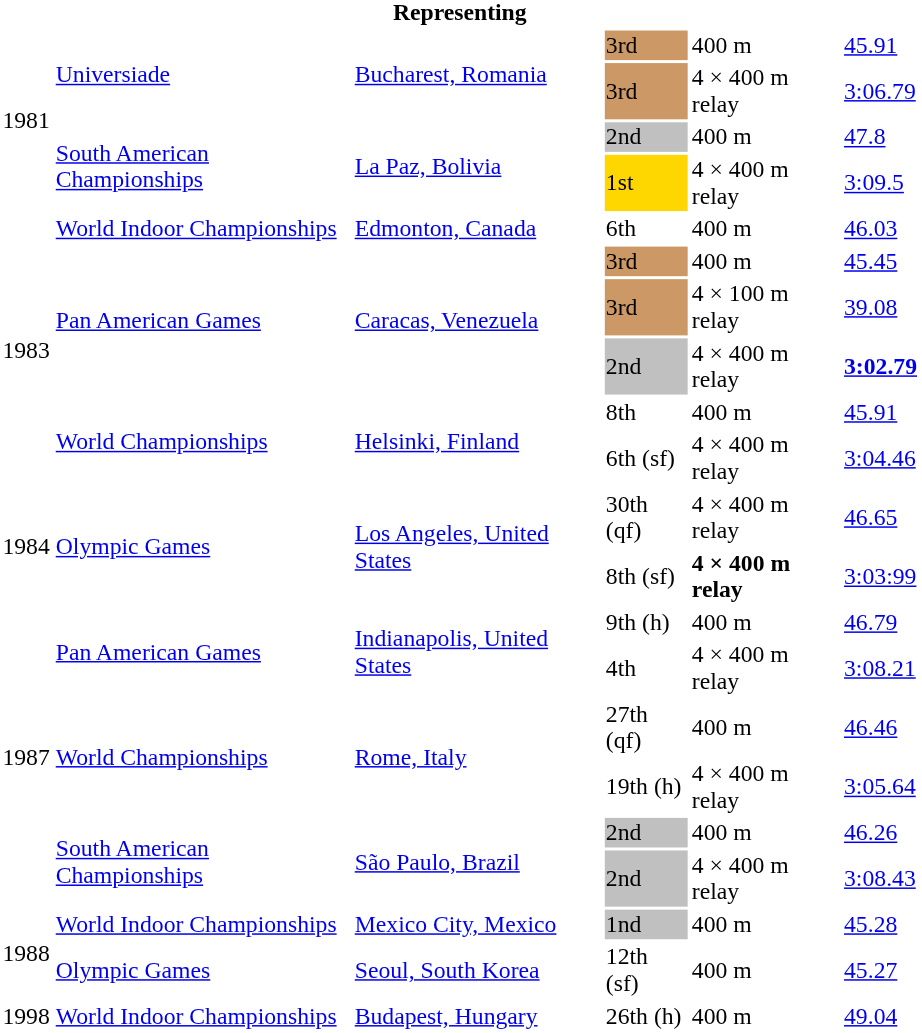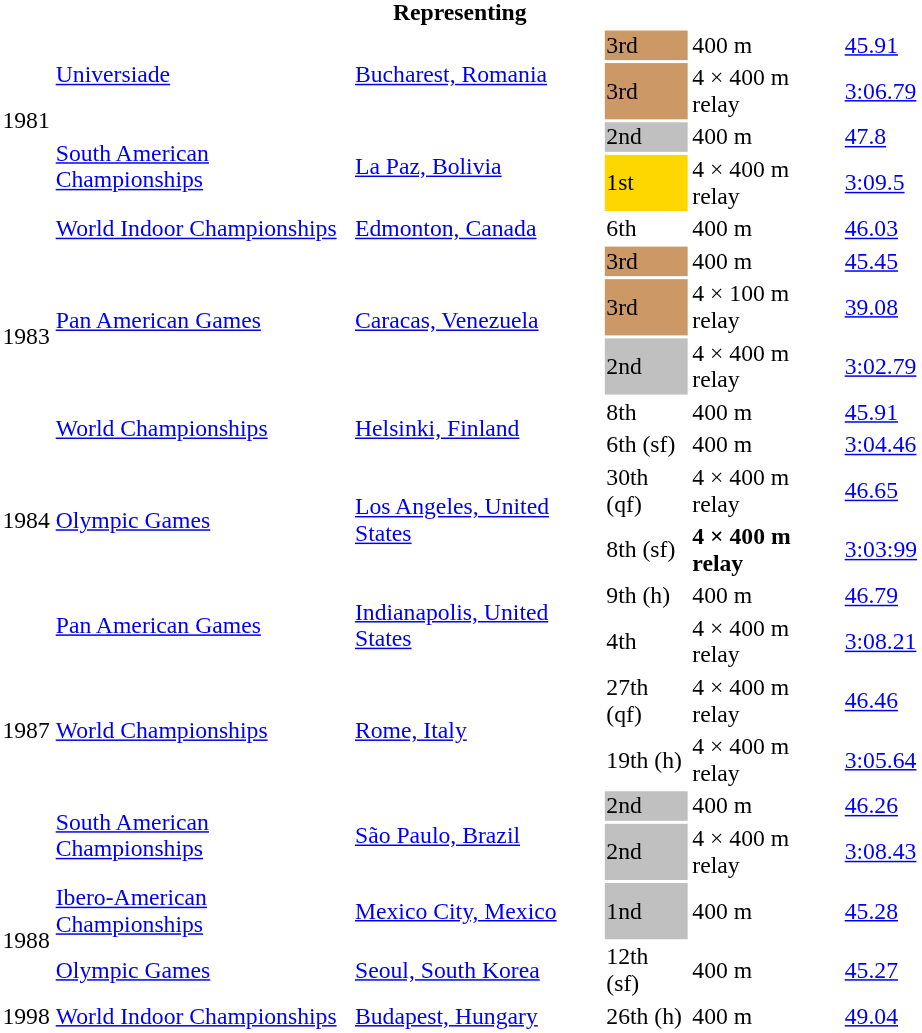(881, 366) bold -> (881, 366) normal
(740, 458) 4 × 400 m relay -> (722, 444) 400 m
(722, 727) 400 m -> (741, 700) 4 × 400 m relay
(196, 924) World Indoor Championships -> (131, 910) Ibero-American Championships
